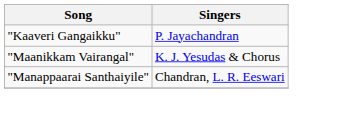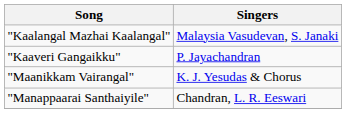+ row: (89, 35)
